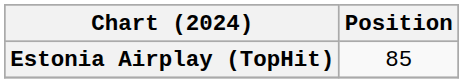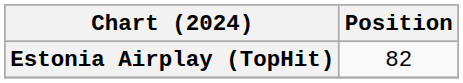(399, 60) 85 -> (399, 60) 82
